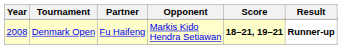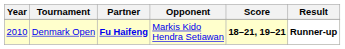(17, 32) 2008 -> (17, 32) 2010
(122, 32) normal -> (124, 32) bold
